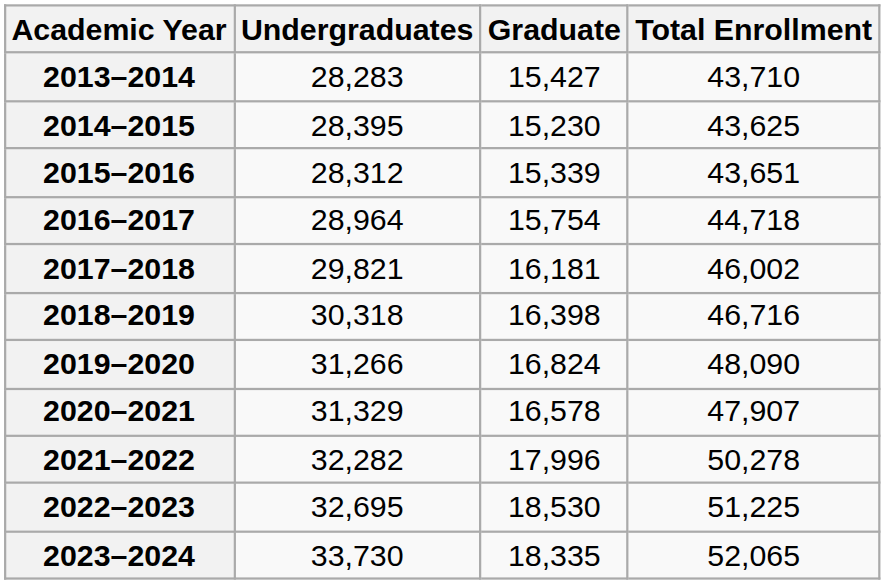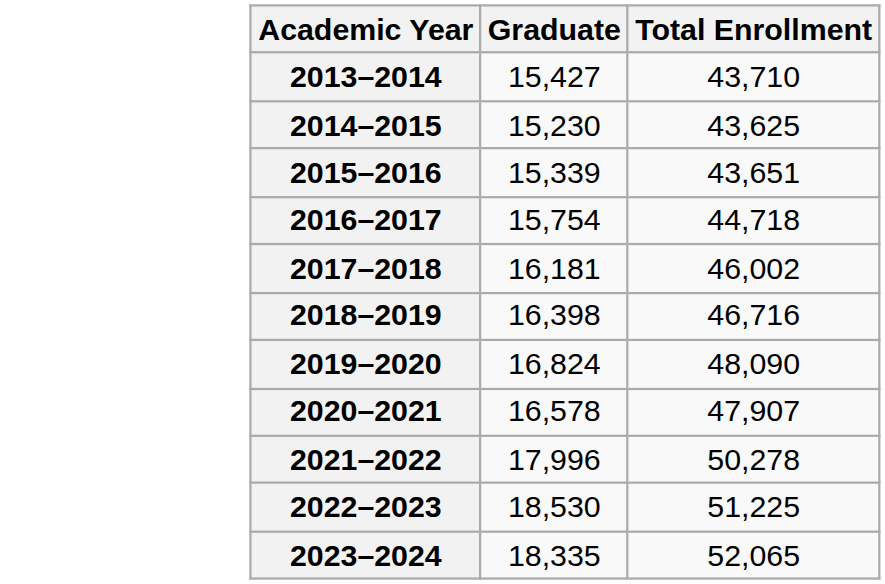- column: (357, 29)
